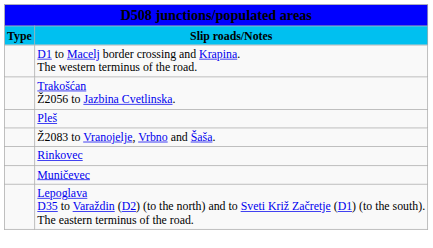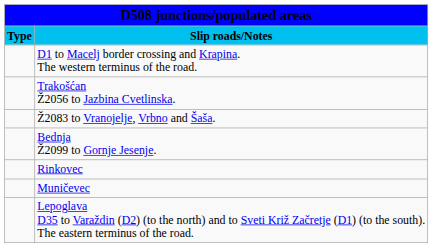- row: (47, 118)
+ row: (97, 144)
